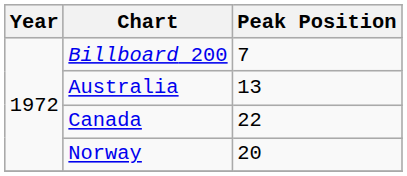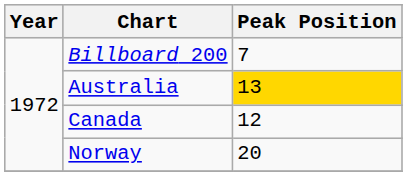(250, 88) no background -> (250, 88) gold background
(250, 121) 22 -> (250, 121) 12
